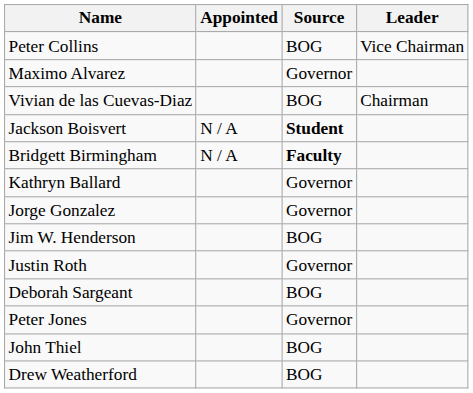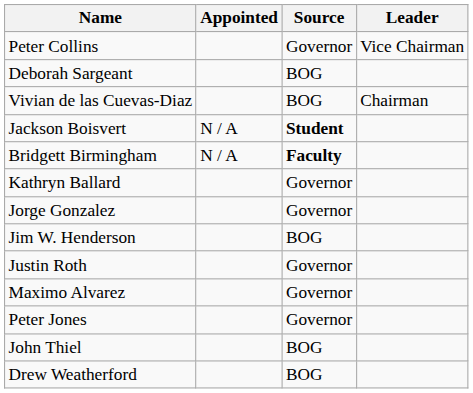(304, 45) BOG -> (319, 45) Governor
rows swapped: (67, 73) <-> (71, 292)
